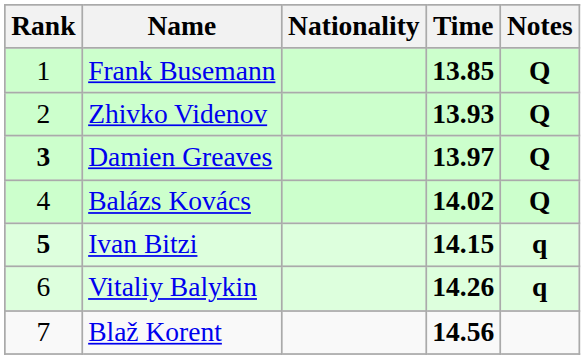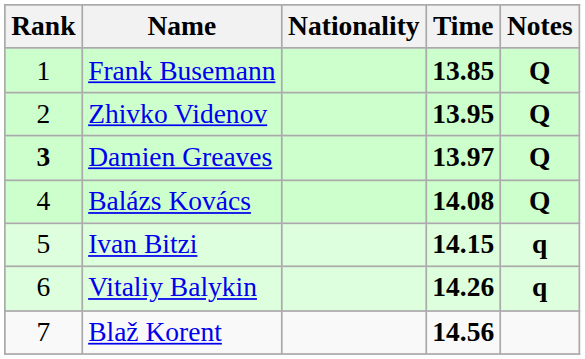(463, 113) 13.93 -> (463, 113) 13.95
(463, 200) 14.02 -> (463, 200) 14.08
(43, 244) bold -> (43, 244) normal
